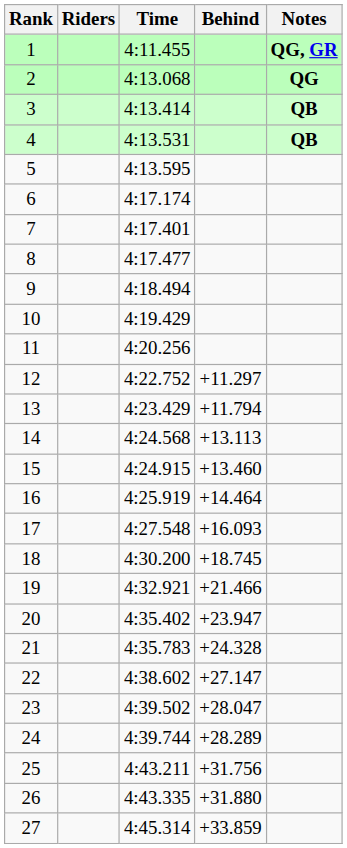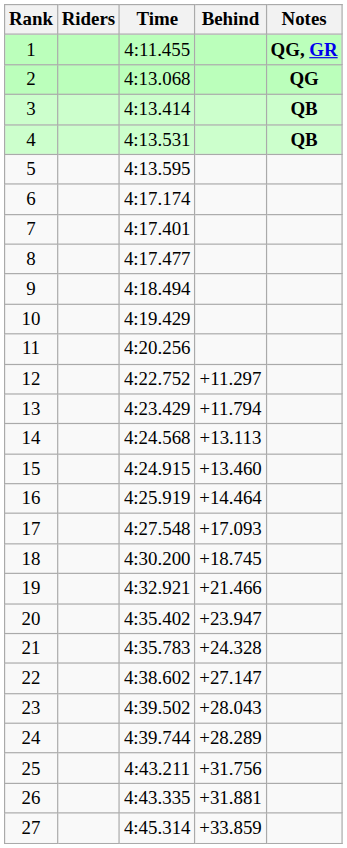(231, 528) +16.093 -> (231, 528) +17.093
(231, 708) +28.047 -> (231, 708) +28.043
(231, 797) +31.880 -> (231, 797) +31.881
